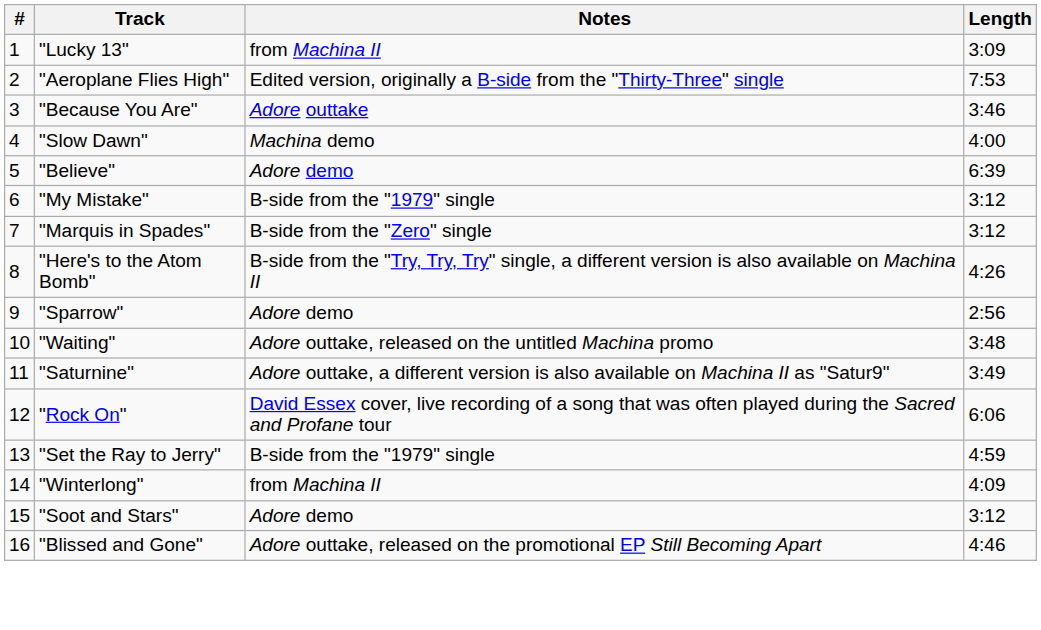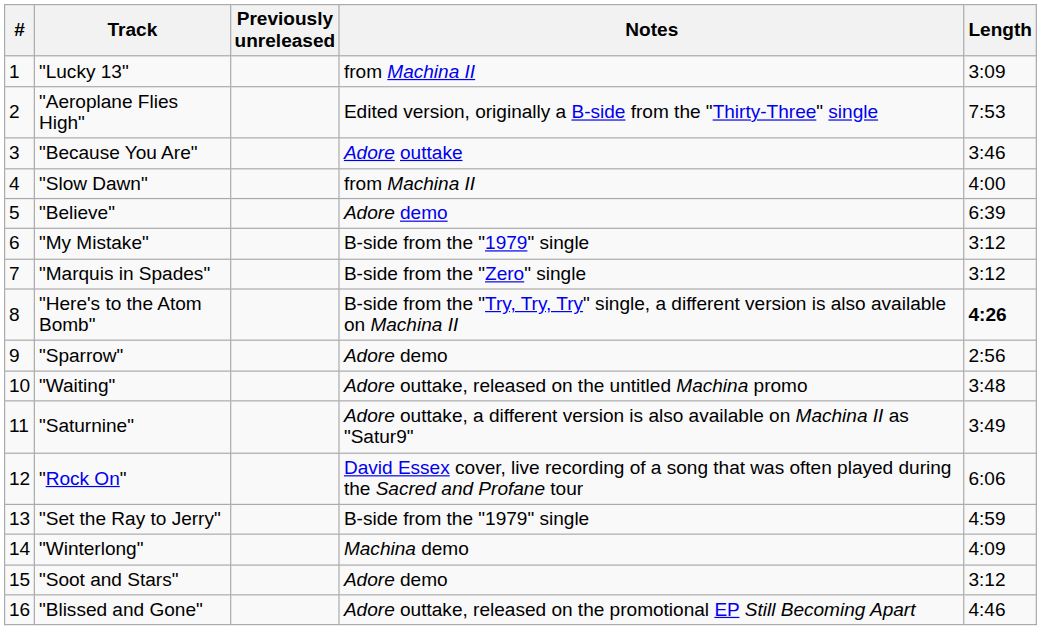+ column: (285, 30)
(312, 140) Machina demo -> (410, 183) from Machina II
(987, 271) normal -> (988, 314) bold
(315, 485) from Machina II -> (406, 549) Machina demo
